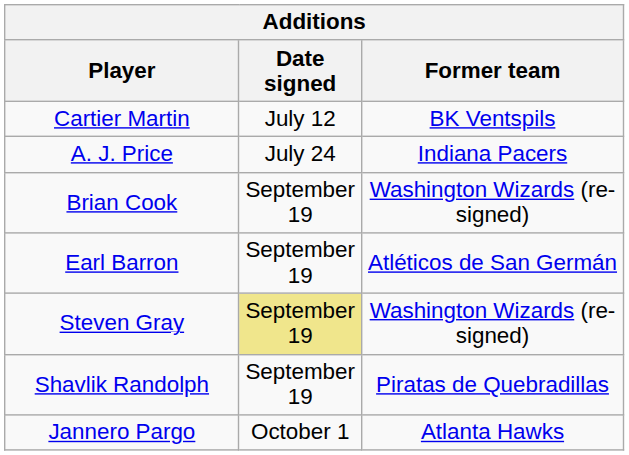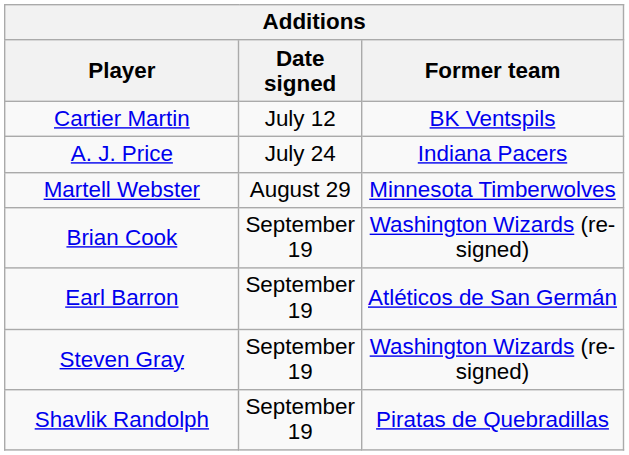+ row: (122, 189)
(300, 323) khaki background -> (300, 359) no background
- row: (122, 432)
